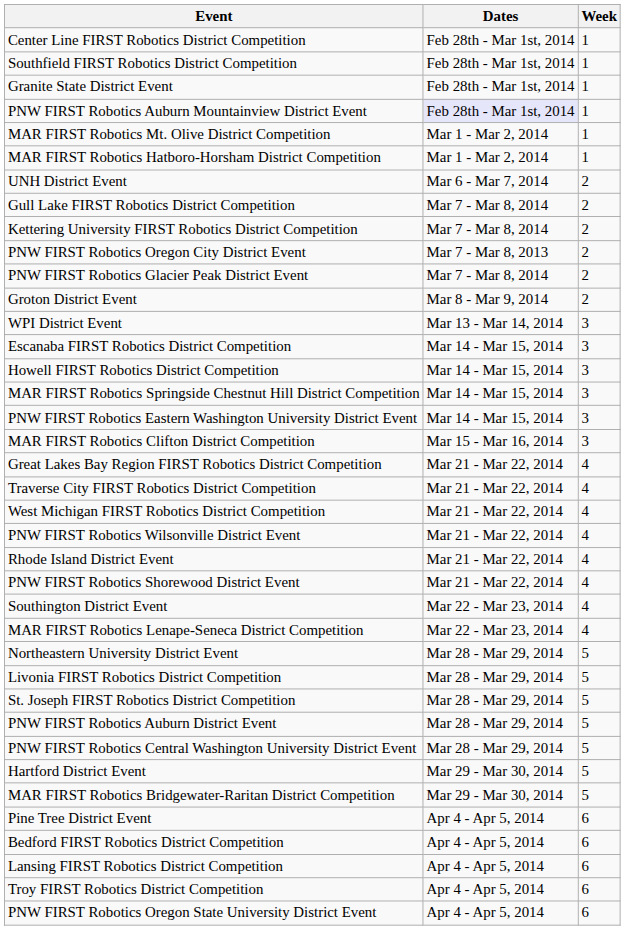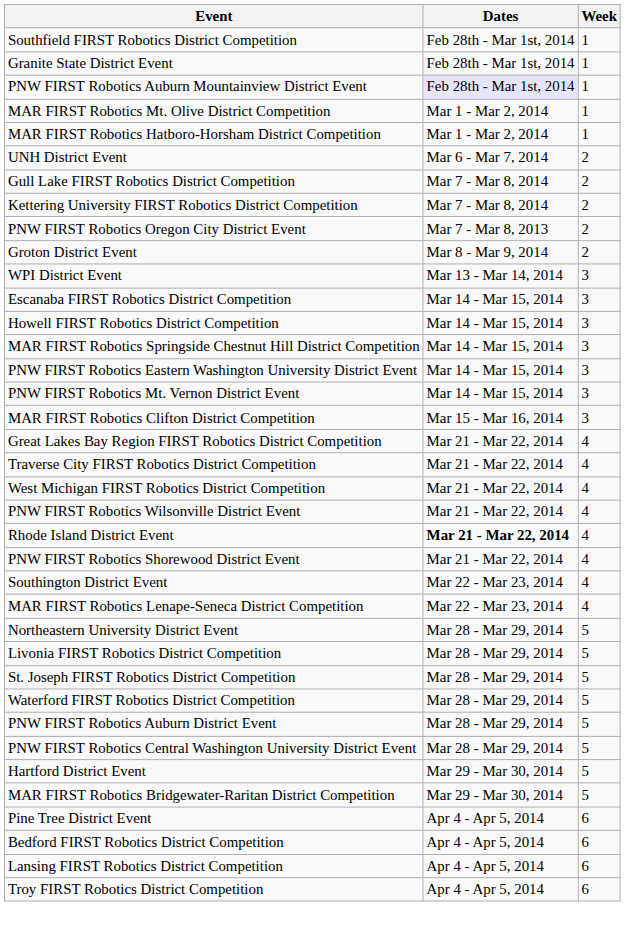- row: (157, 39)
- row: (158, 275)
+ row: (154, 393)
(495, 559) normal -> (498, 535) bold
+ row: (151, 700)
- row: (192, 913)
